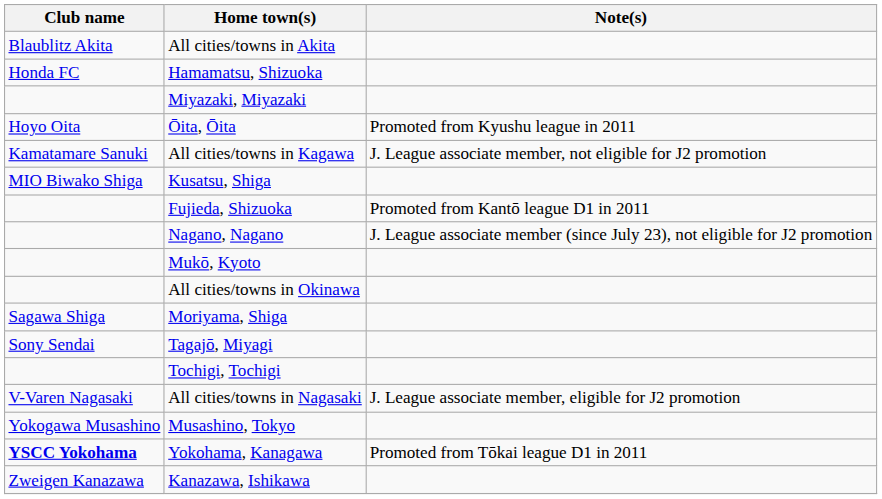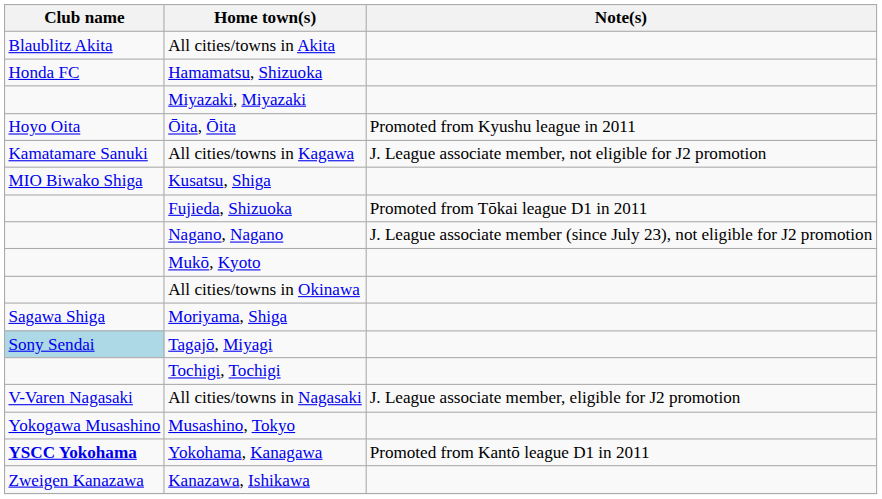(510, 208) Promoted from Kantō league D1 in 2011 -> (508, 208) Promoted from Tōkai league D1 in 2011
(52, 343) no background -> (52, 343) lightblue background
(508, 452) Promoted from Tōkai league D1 in 2011 -> (510, 452) Promoted from Kantō league D1 in 2011
